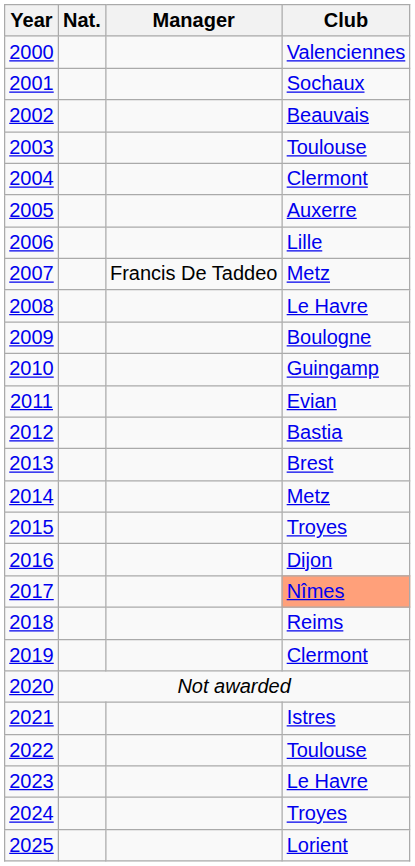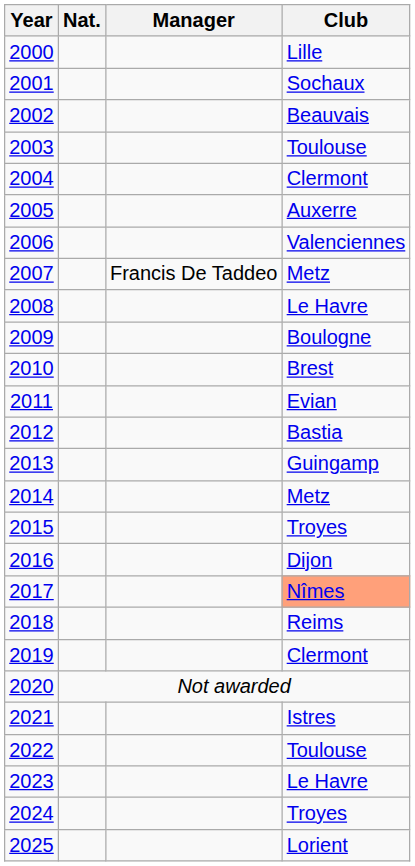(346, 52) Valenciennes -> (304, 52) Lille
(304, 242) Lille -> (346, 242) Valenciennes
(333, 369) Guingamp -> (310, 369) Brest
(310, 464) Brest -> (333, 464) Guingamp
